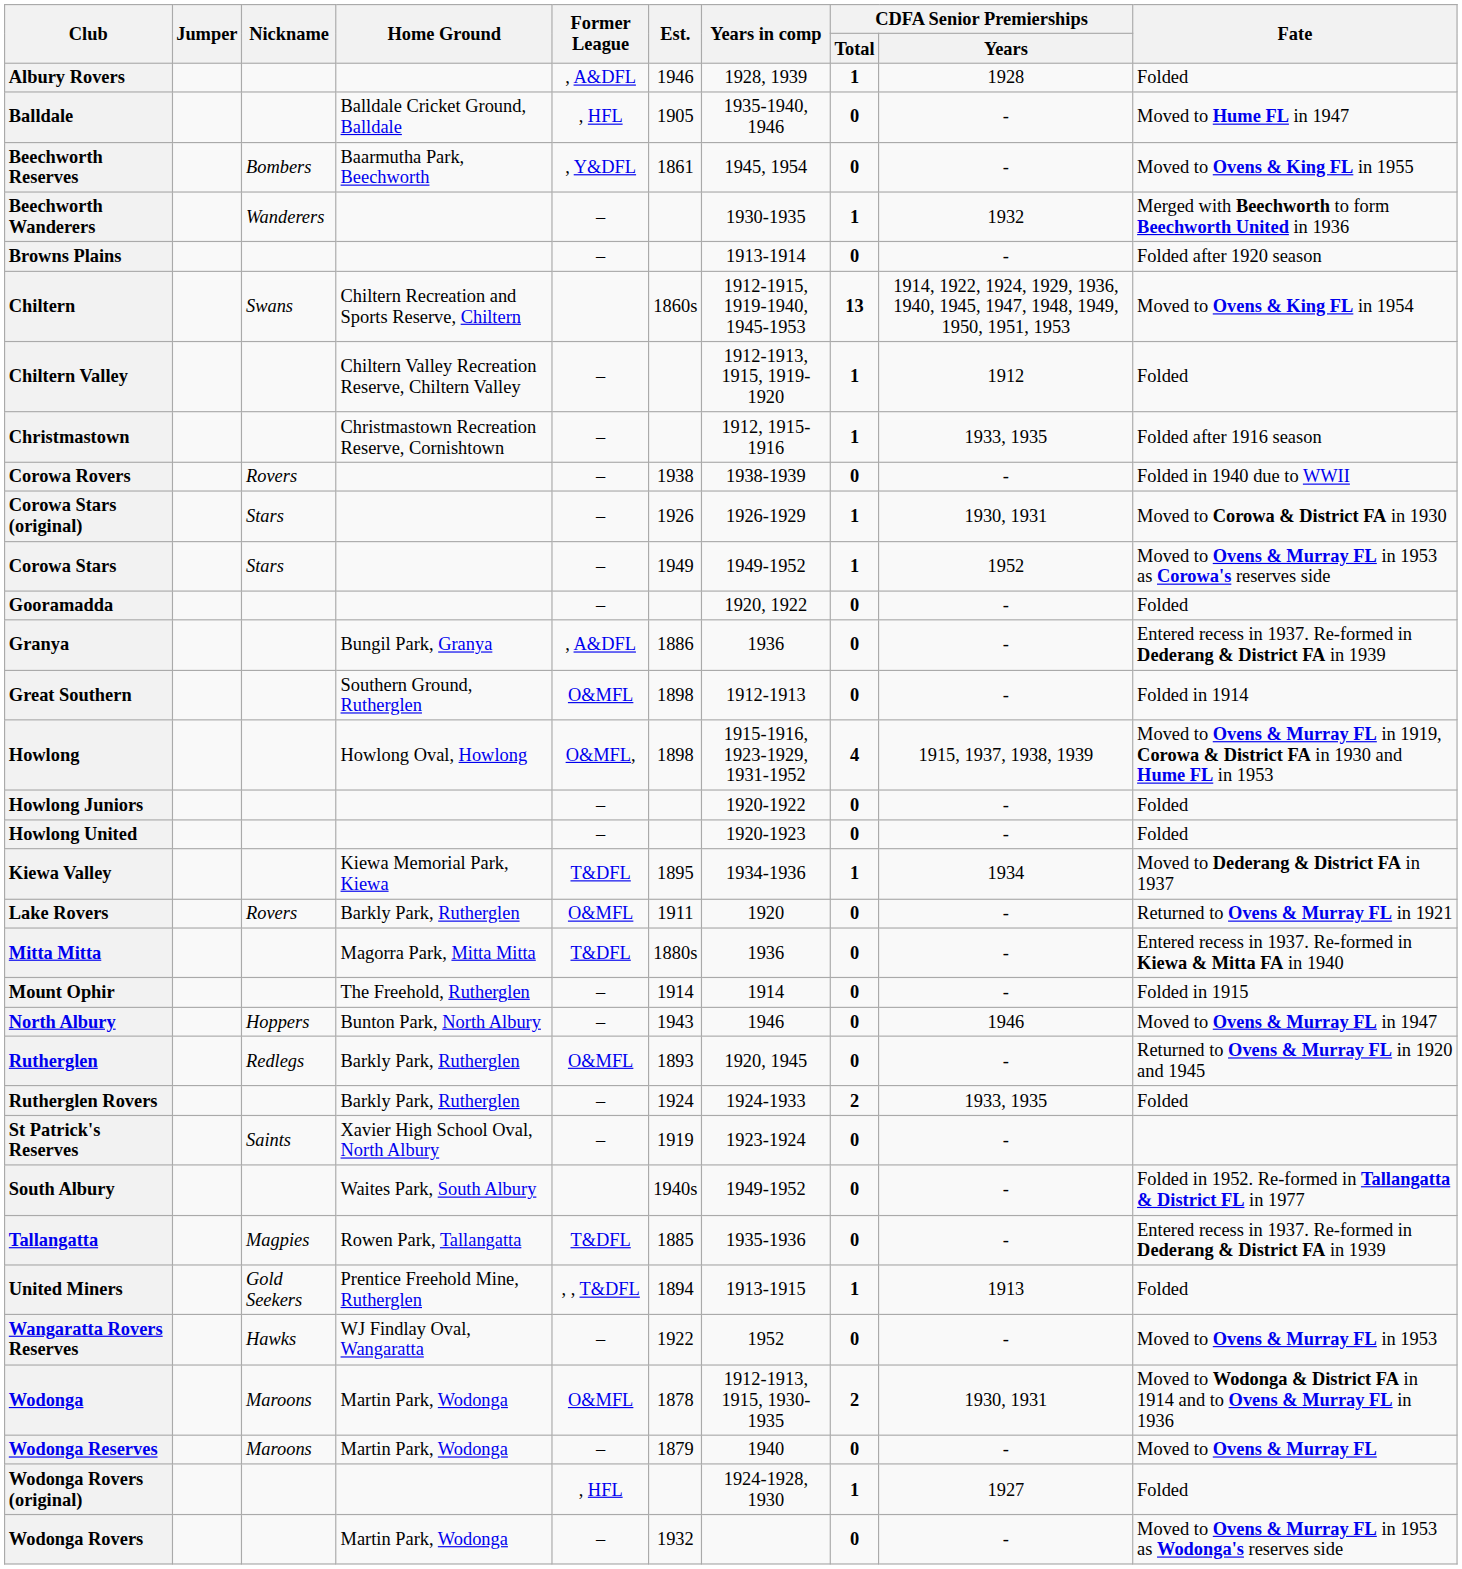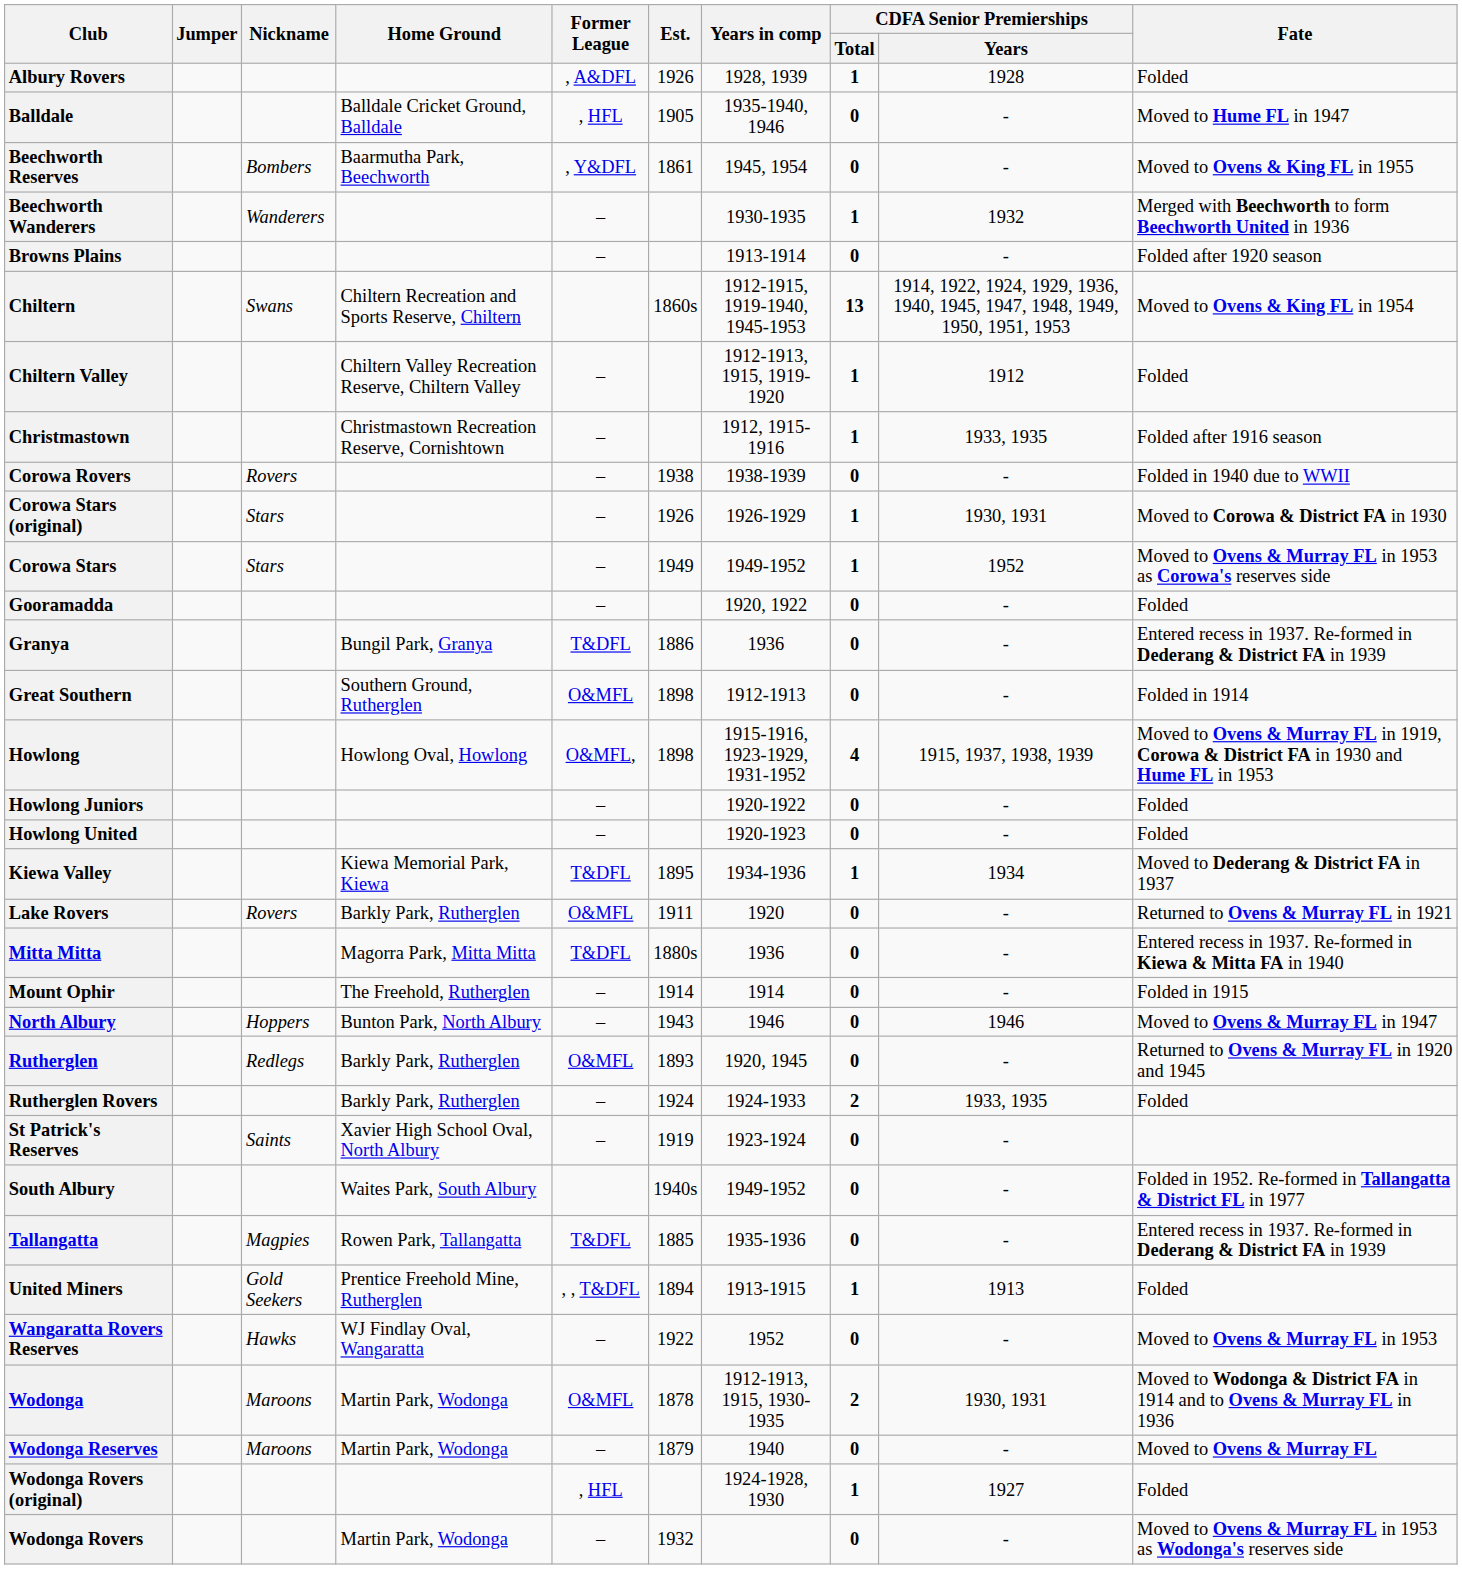(675, 77) 1946 -> (675, 77) 1926
(601, 644) , A&DFL -> (601, 644) T&DFL
